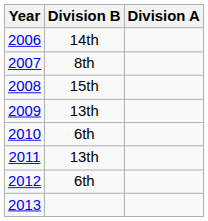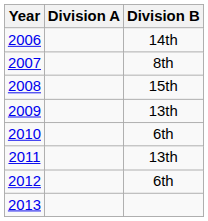columns swapped: (164, 16) <-> (84, 16)
